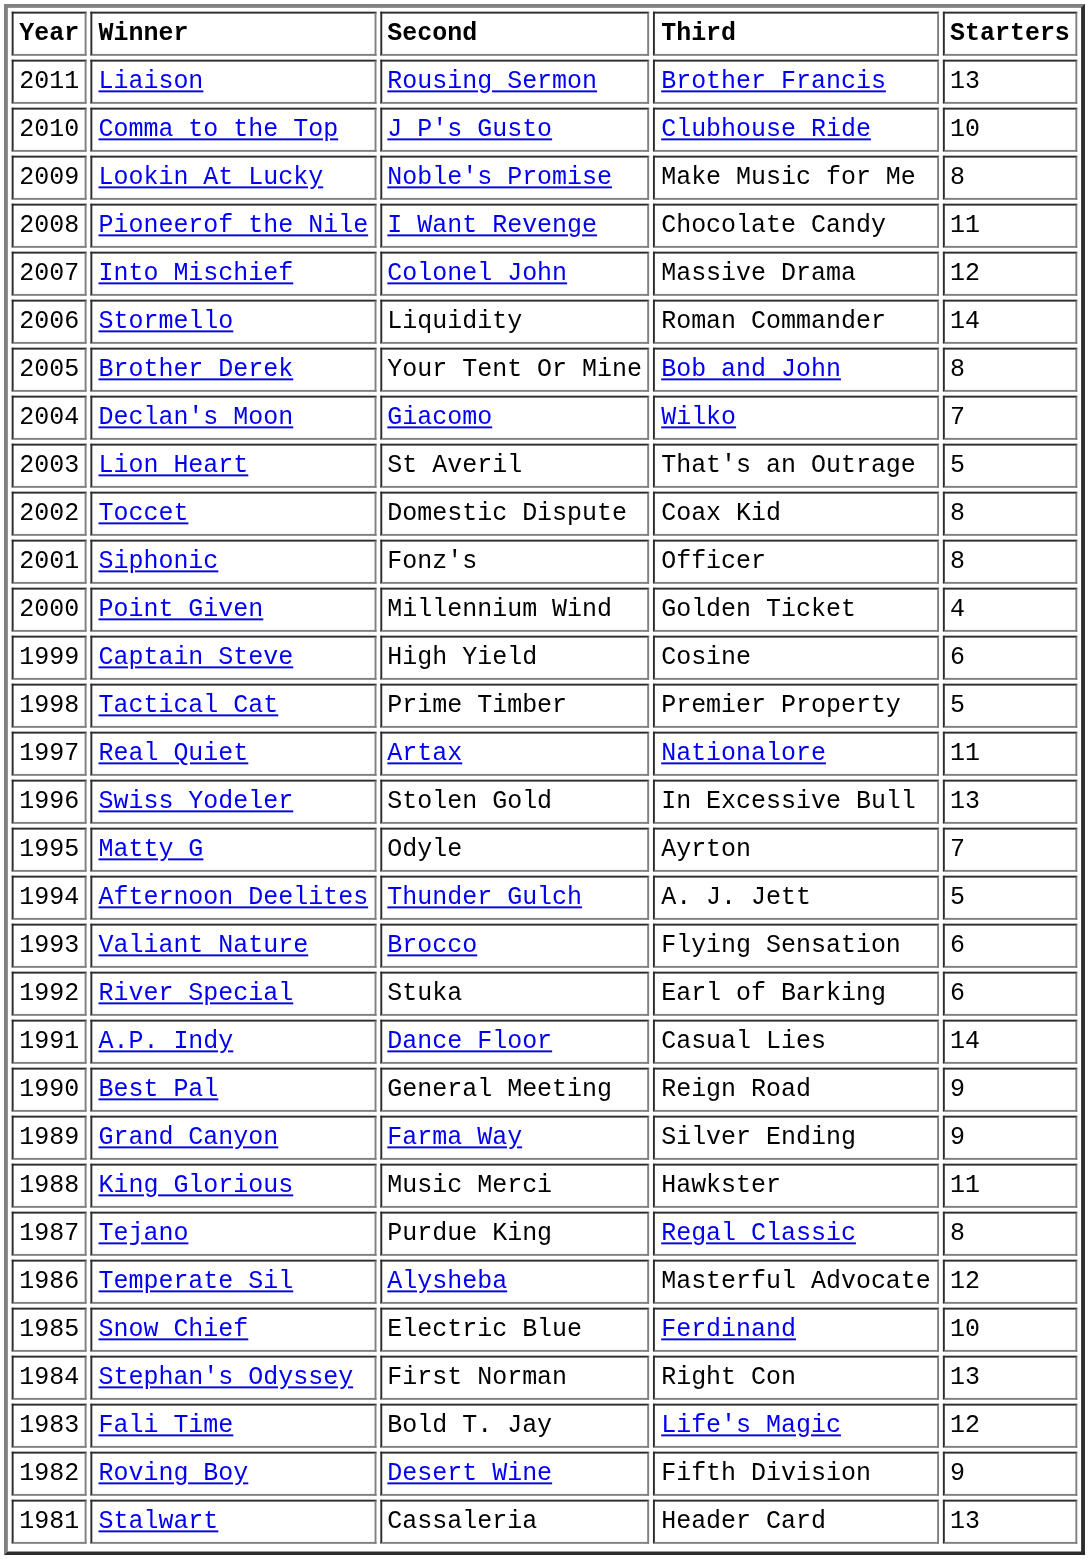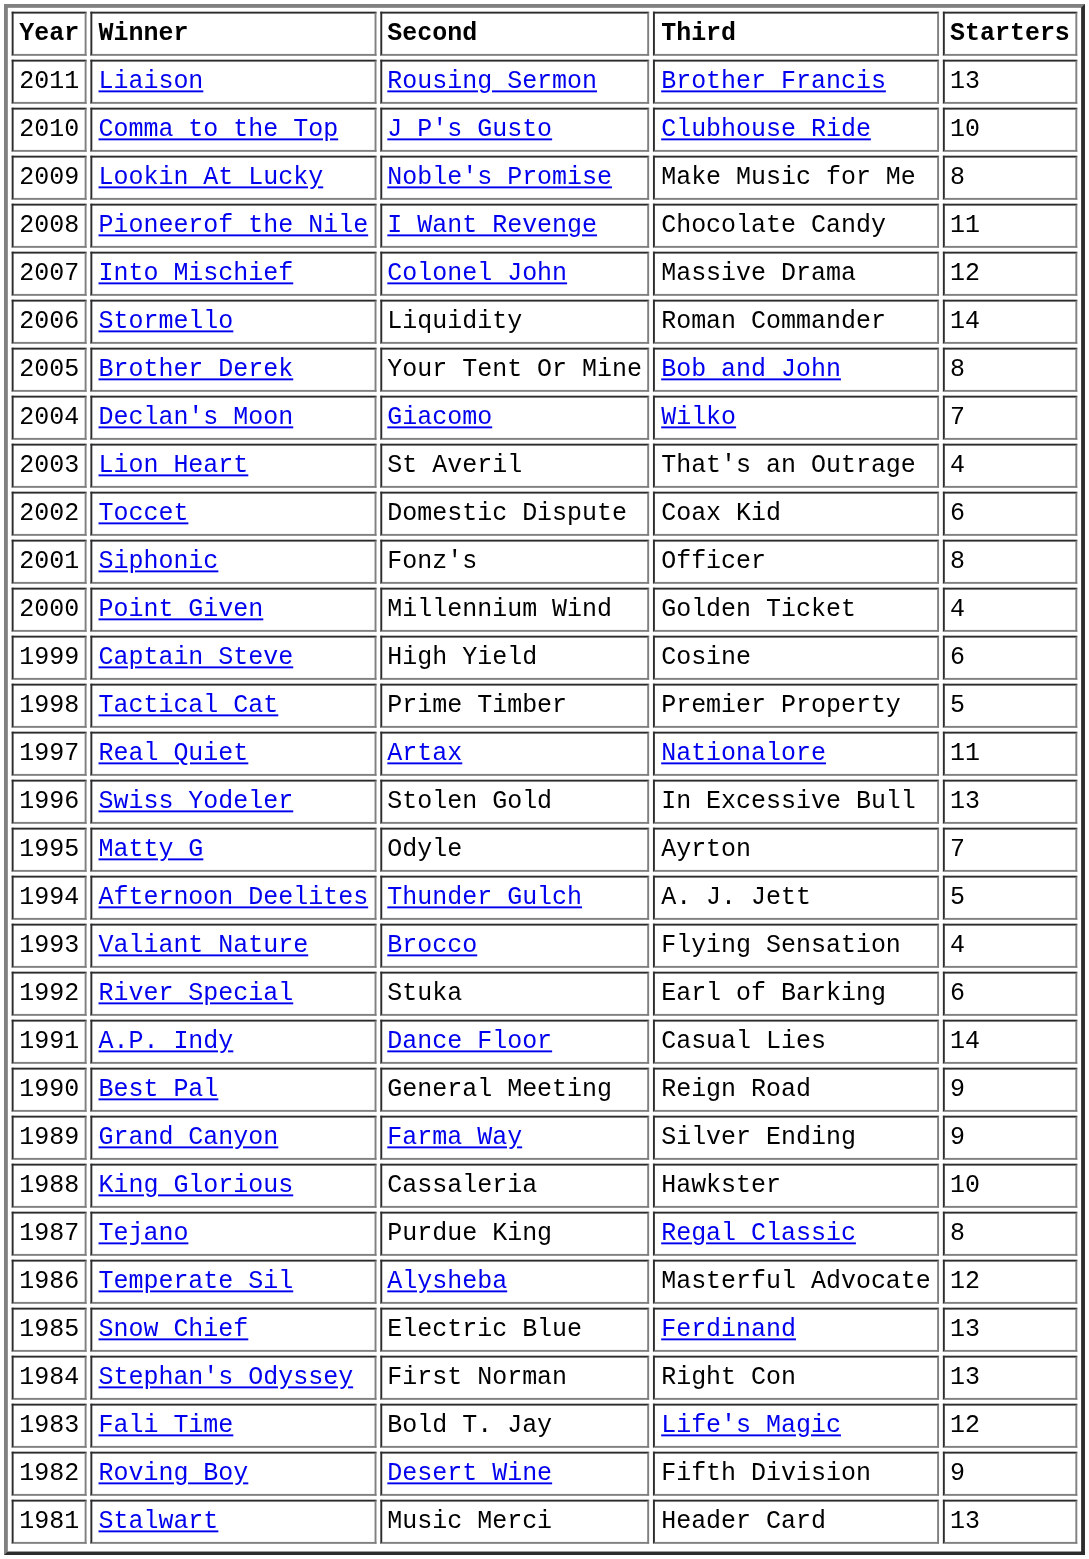(958, 466) 5 -> (958, 466) 4
(958, 514) 8 -> (958, 514) 6
(958, 946) 6 -> (958, 946) 4
(470, 1186) Music Merci -> (462, 1186) Cassaleria
(965, 1186) 11 -> (965, 1186) 10
(965, 1330) 10 -> (965, 1330) 13
(462, 1522) Cassaleria -> (470, 1522) Music Merci
